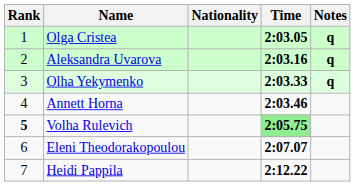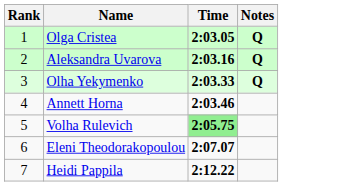- column: (225, 15)
(330, 37) q -> (257, 37) Q
(330, 59) q -> (257, 59) Q
(330, 81) q -> (257, 81) Q
(24, 125) bold -> (24, 125) normal
